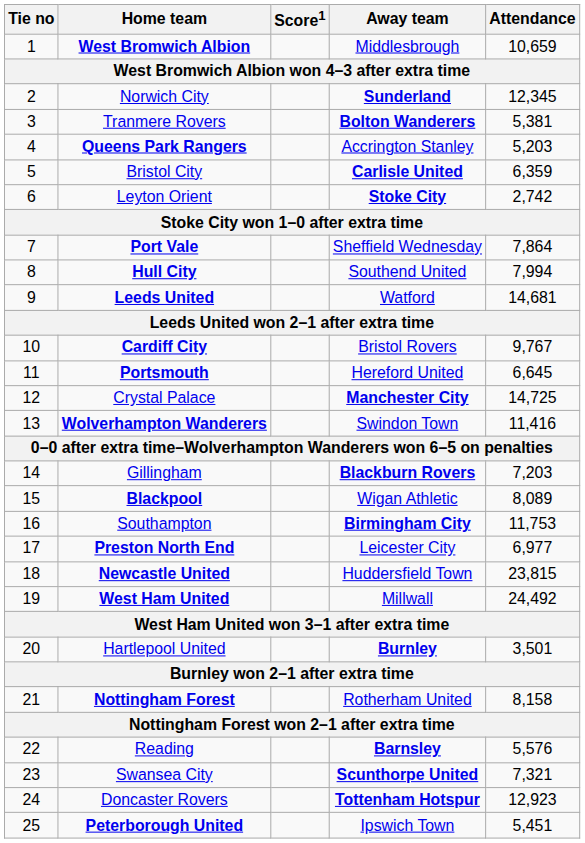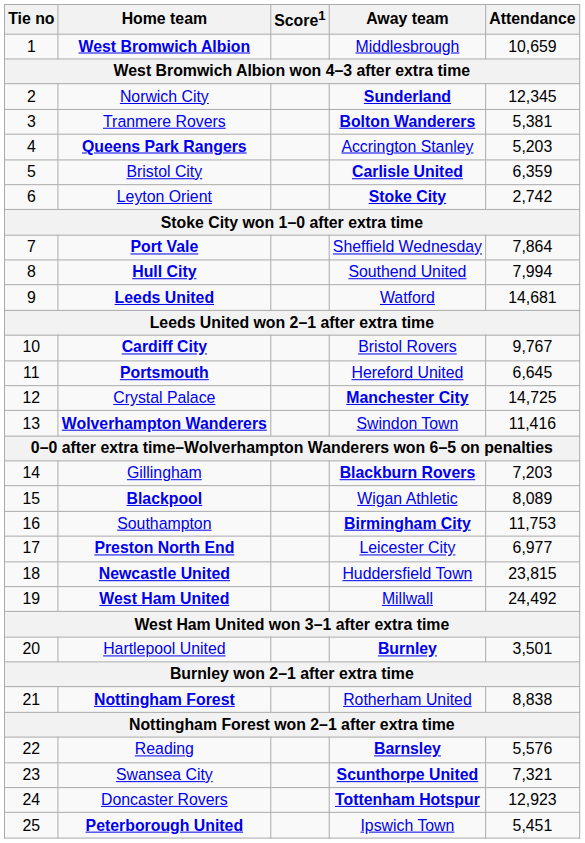(532, 699) 8,158 -> (532, 699) 8,838
